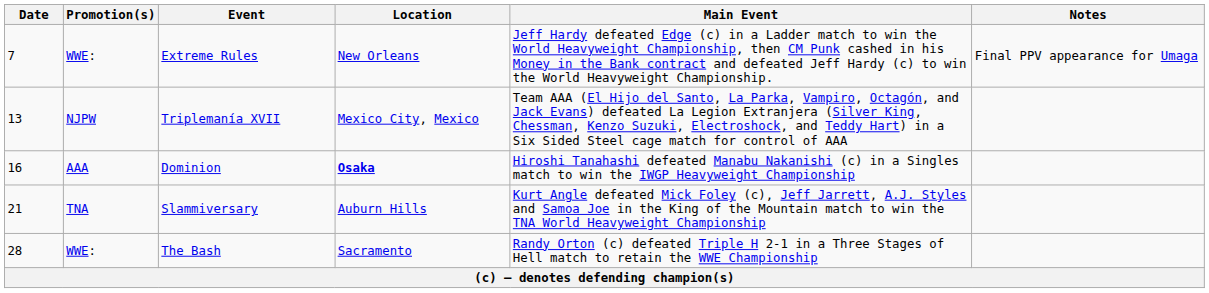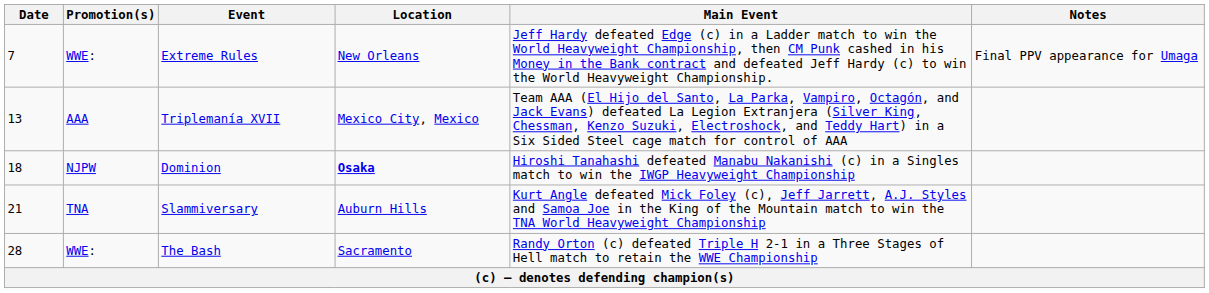(81, 119) NJPW -> (77, 119) AAA
(15, 168) 16 -> (15, 168) 18
(77, 168) AAA -> (81, 168) NJPW
